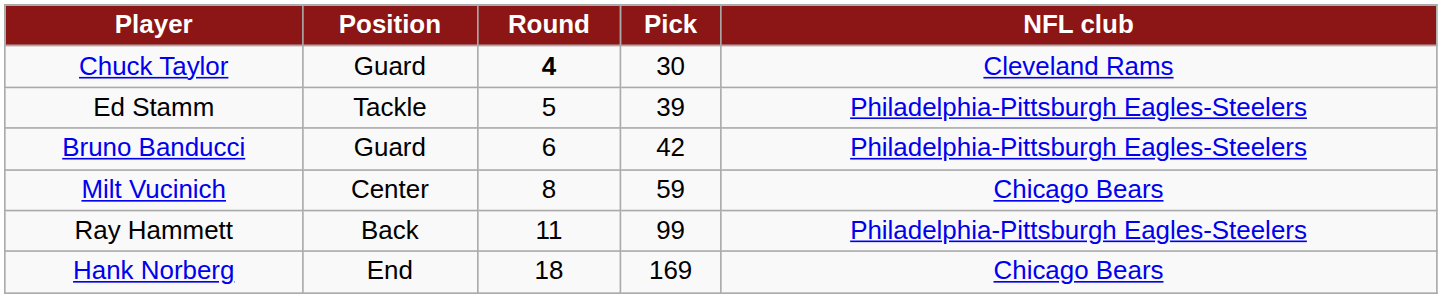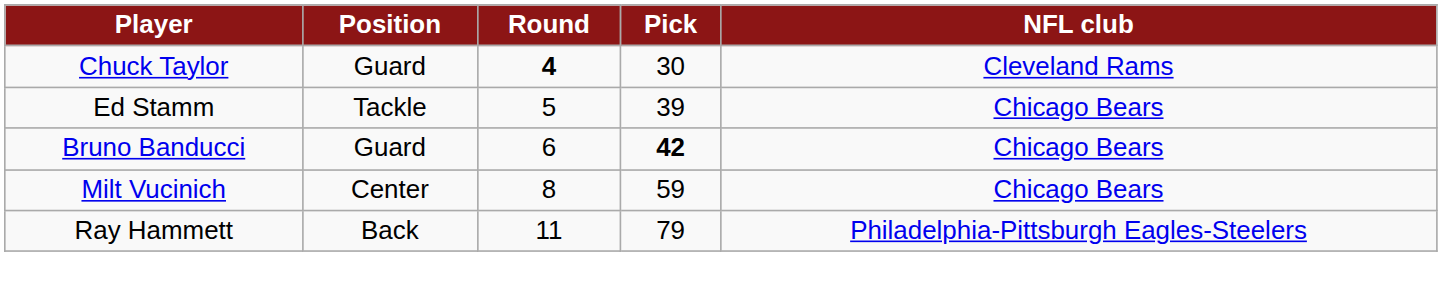(1079, 107) Philadelphia-Pittsburgh Eagles-Steelers -> (1079, 107) Chicago Bears
(671, 148) normal -> (671, 148) bold
(1079, 148) Philadelphia-Pittsburgh Eagles-Steelers -> (1079, 148) Chicago Bears
(671, 230) 99 -> (671, 230) 79
- row: (154, 271)
